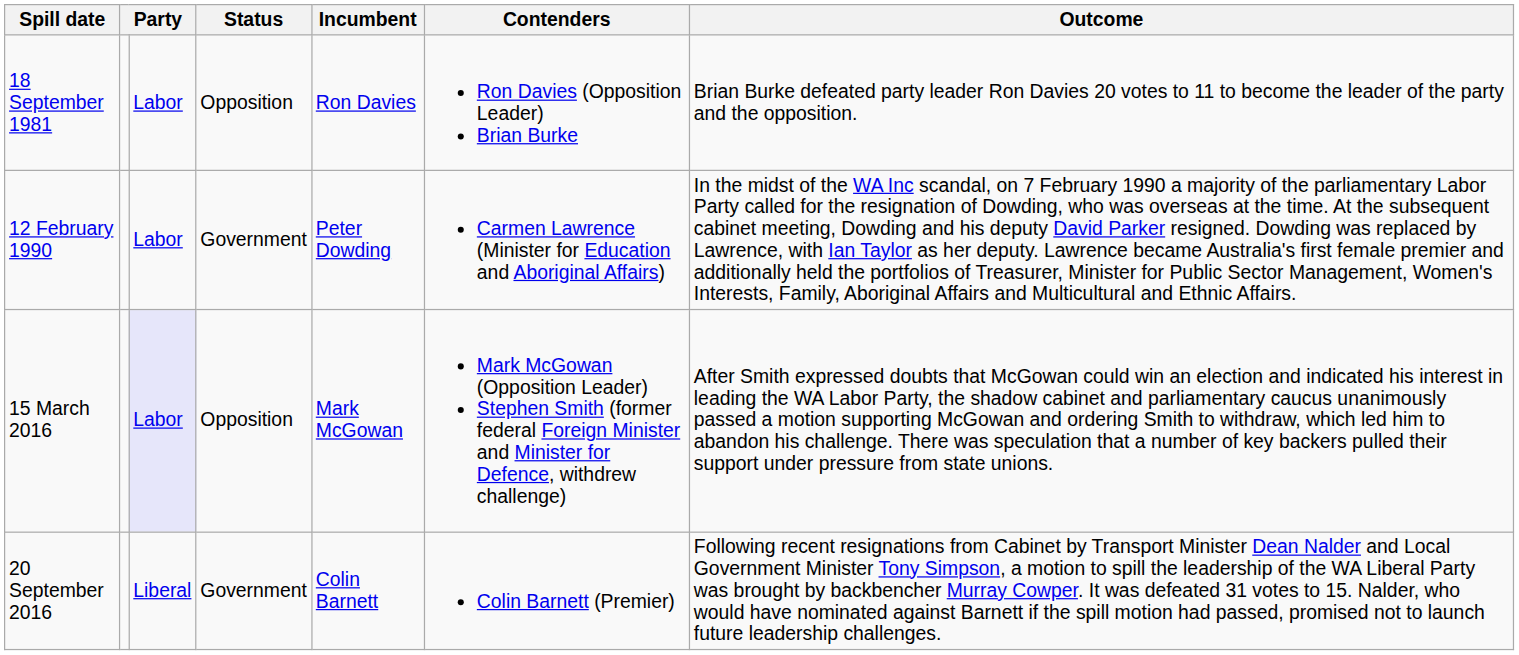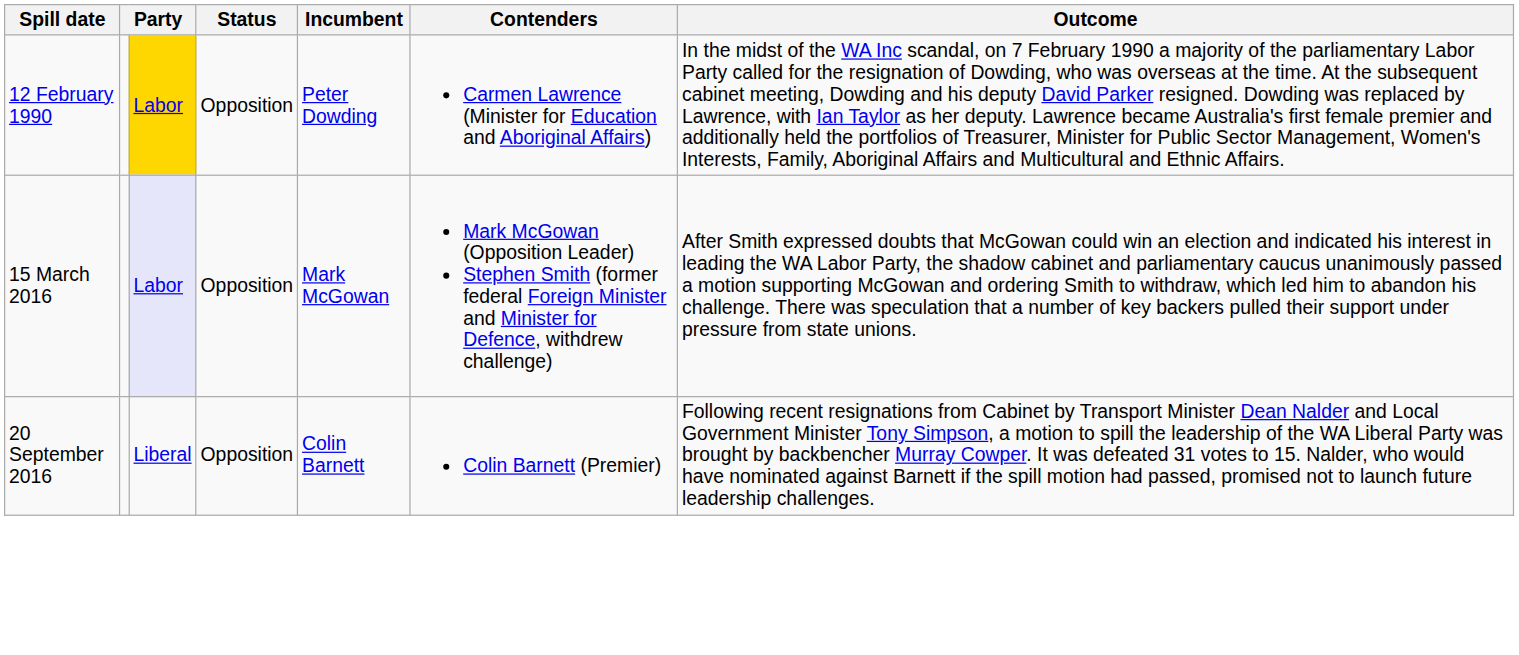- row: (56, 102)
(158, 239) no background -> (158, 105) gold background
(254, 239) Government -> (247, 105) Opposition
(254, 590) Government -> (247, 455) Opposition
